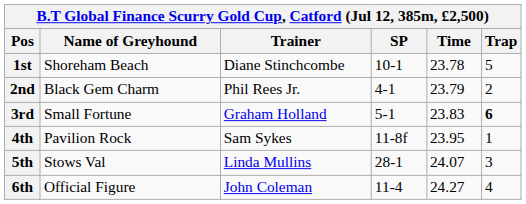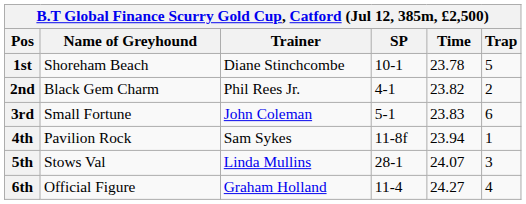(447, 89) 23.79 -> (447, 89) 23.82
(275, 114) Graham Holland -> (268, 114) John Coleman
(489, 114) bold -> (489, 114) normal
(447, 138) 23.95 -> (447, 138) 23.94
(268, 187) John Coleman -> (275, 187) Graham Holland
